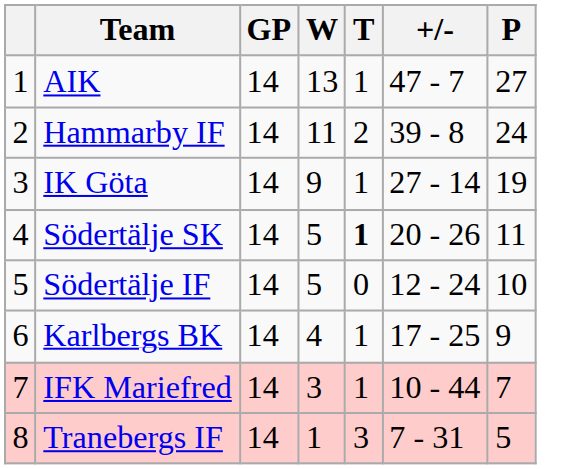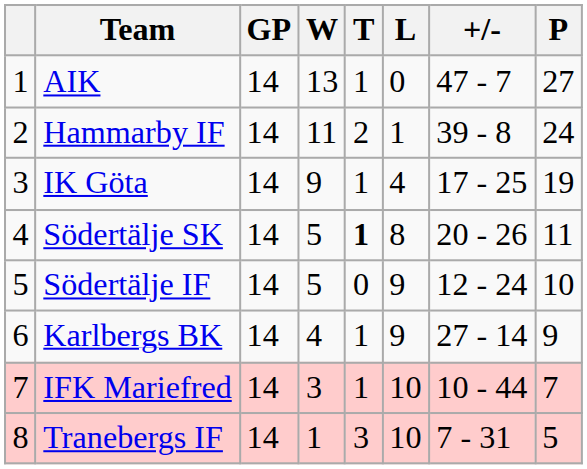+ column: (405, 30)
(435, 183) 27 - 14 -> (482, 183) 17 - 25
(435, 336) 17 - 25 -> (482, 336) 27 - 14
